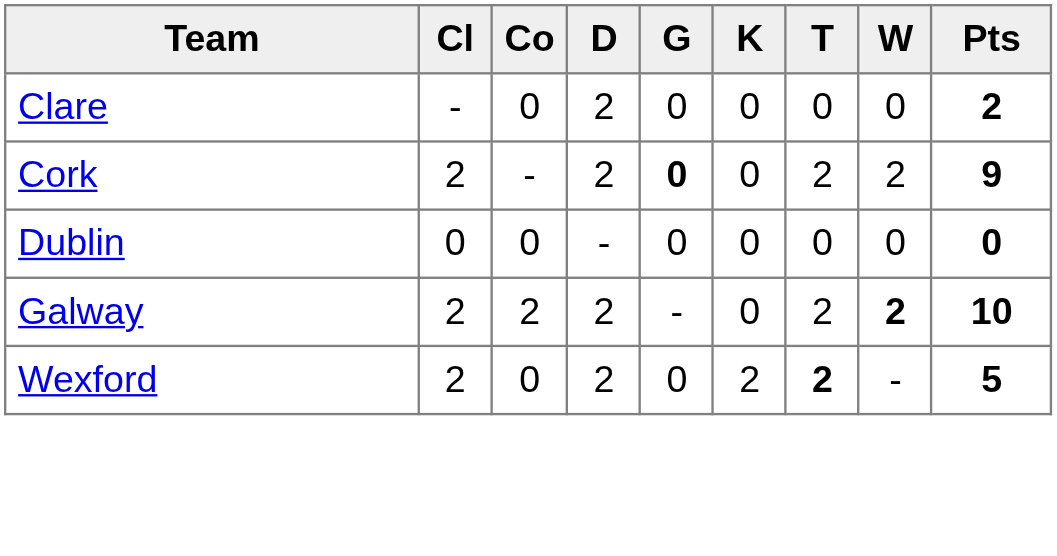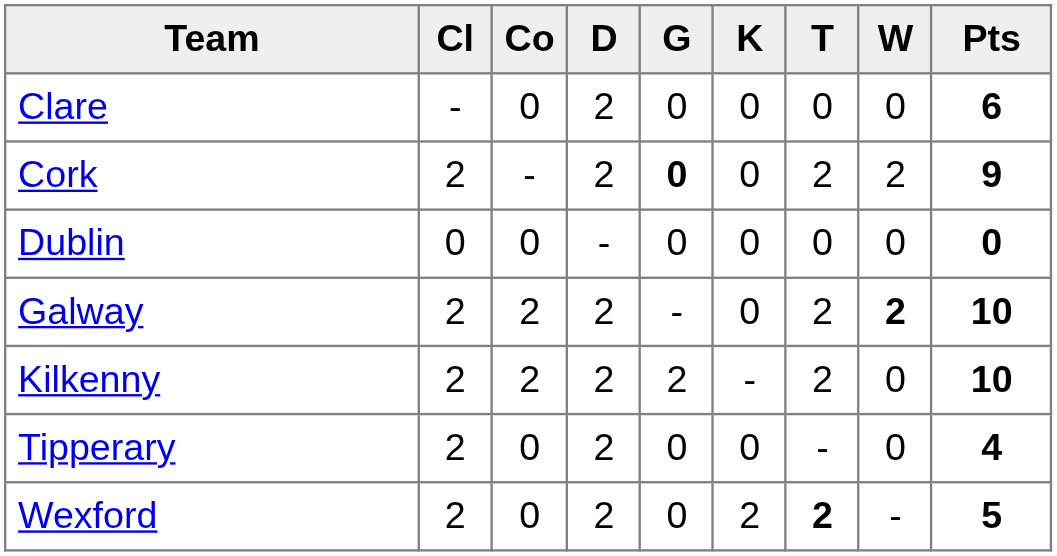(992, 106) 2 -> (992, 106) 6
+ row: (89, 379)
+ row: (97, 447)
